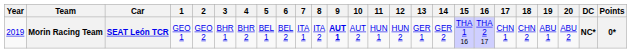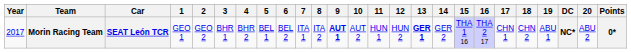columns swapped: (569, 10) <-> (588, 10)
(15, 32) 2019 -> (15, 32) 2017
(422, 32) normal -> (422, 32) bold
